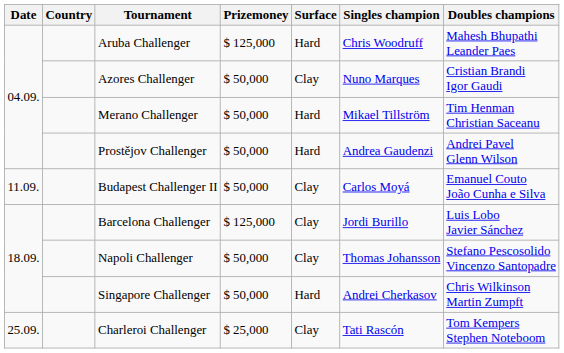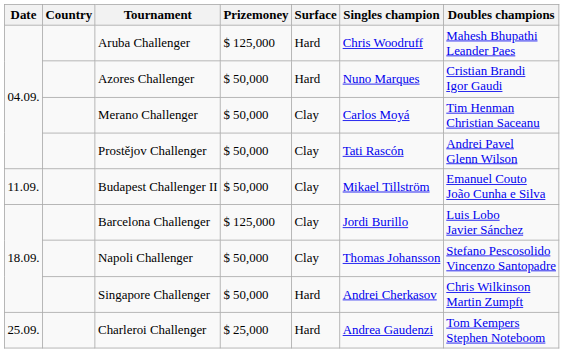(307, 78) Clay -> (307, 78) Hard
(307, 114) Hard -> (307, 114) Clay
(386, 114) Mikael Tillström -> (376, 114) Carlos Moyá
(307, 150) Hard -> (307, 150) Clay
(388, 150) Andrea Gaudenzi -> (373, 150) Tati Rascón
(376, 186) Carlos Moyá -> (386, 186) Mikael Tillström
(307, 329) Clay -> (307, 329) Hard
(373, 329) Tati Rascón -> (388, 329) Andrea Gaudenzi
